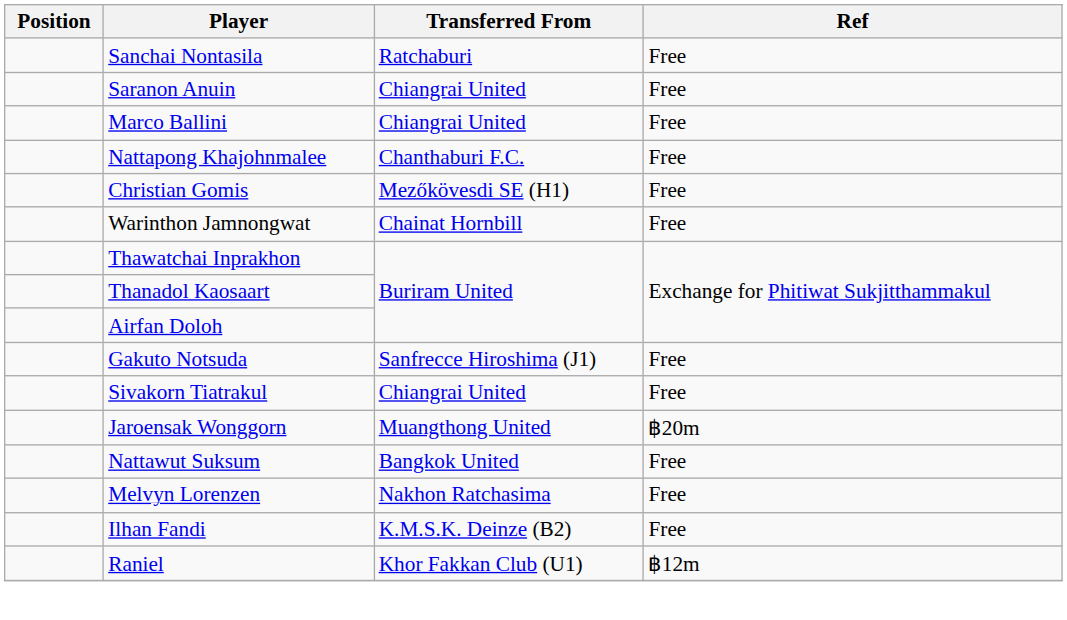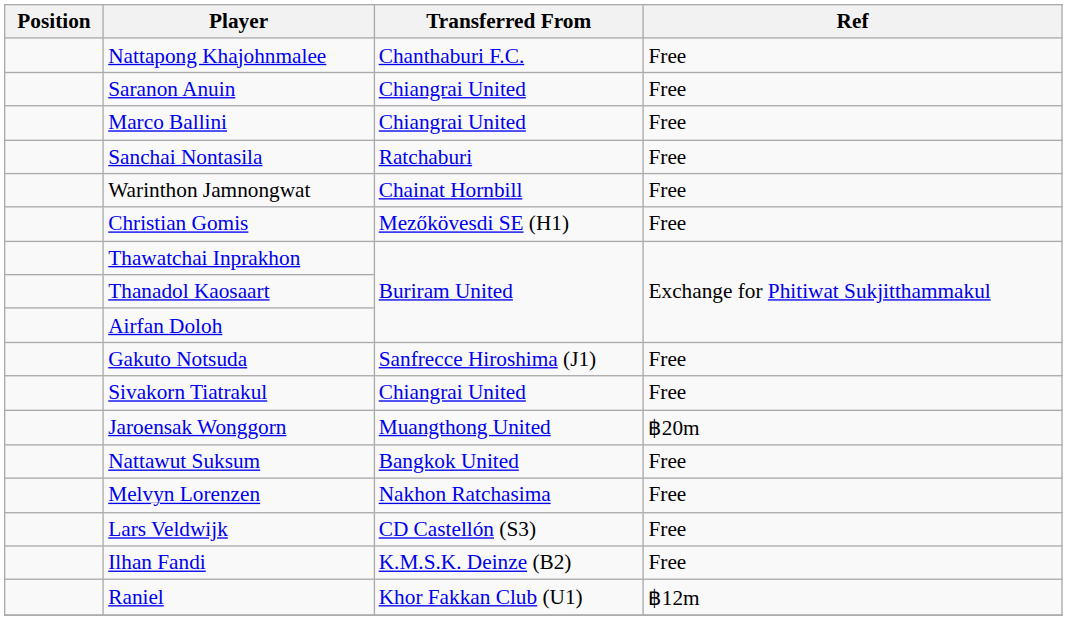rows swapped: (217, 156) <-> (185, 55)
rows swapped: (209, 223) <-> (178, 190)
+ row: (168, 528)
